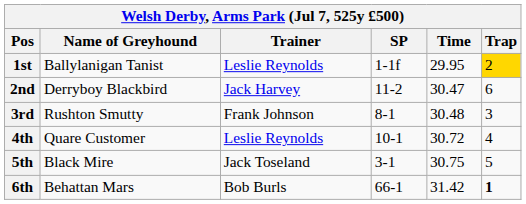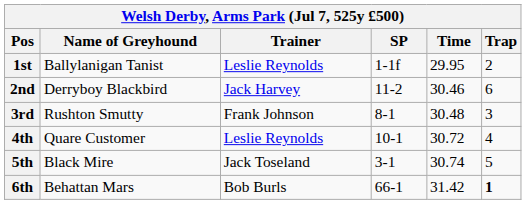(489, 65) gold background -> (489, 65) no background
(447, 89) 30.47 -> (447, 89) 30.46
(447, 162) 30.75 -> (447, 162) 30.74
